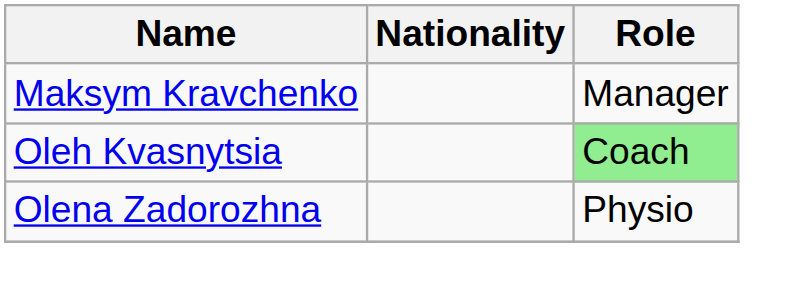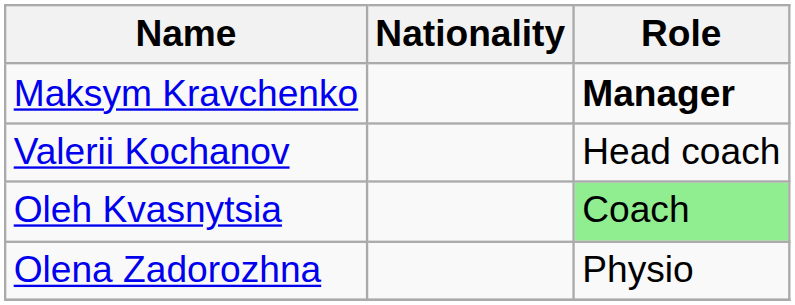(655, 92) normal -> (659, 92) bold
+ row: (152, 151)
